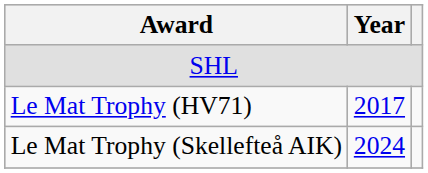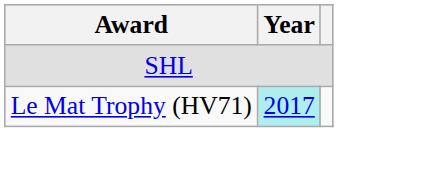(379, 106) no background -> (289, 106) paleturquoise background
- row: (176, 146)
